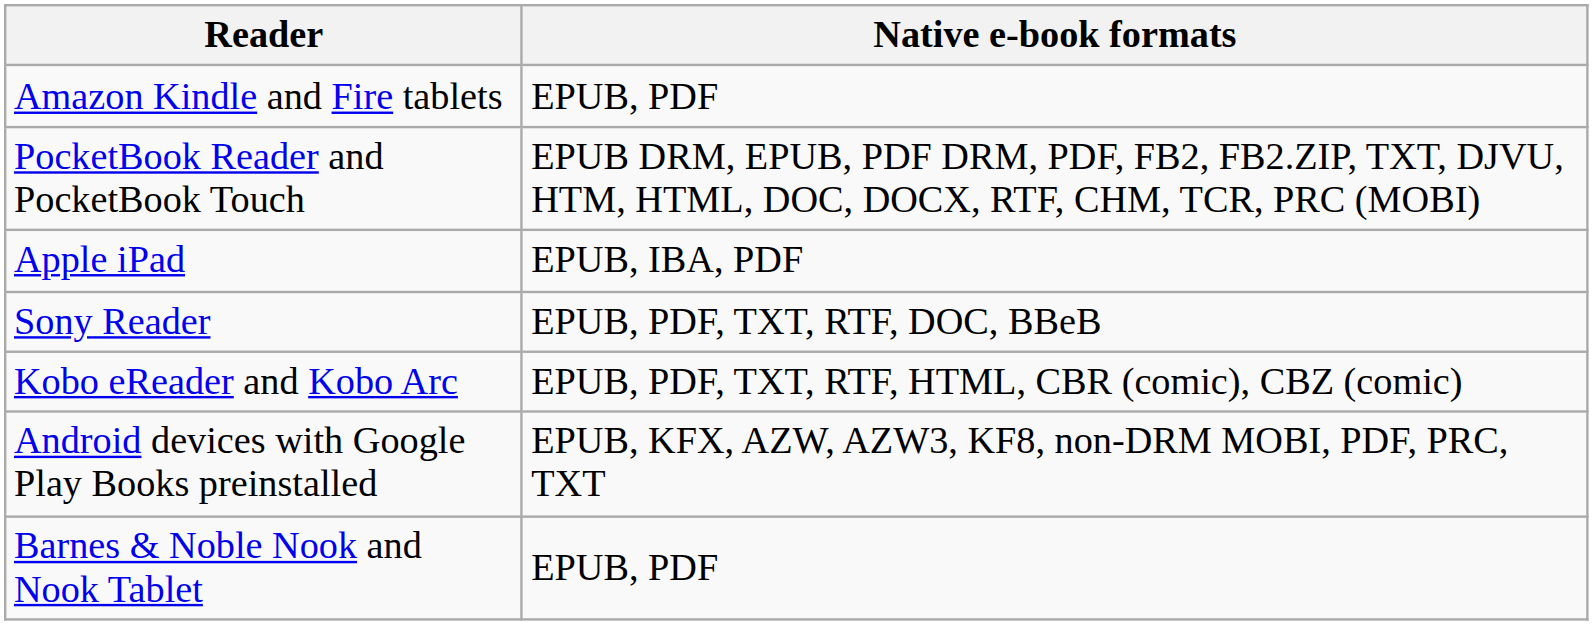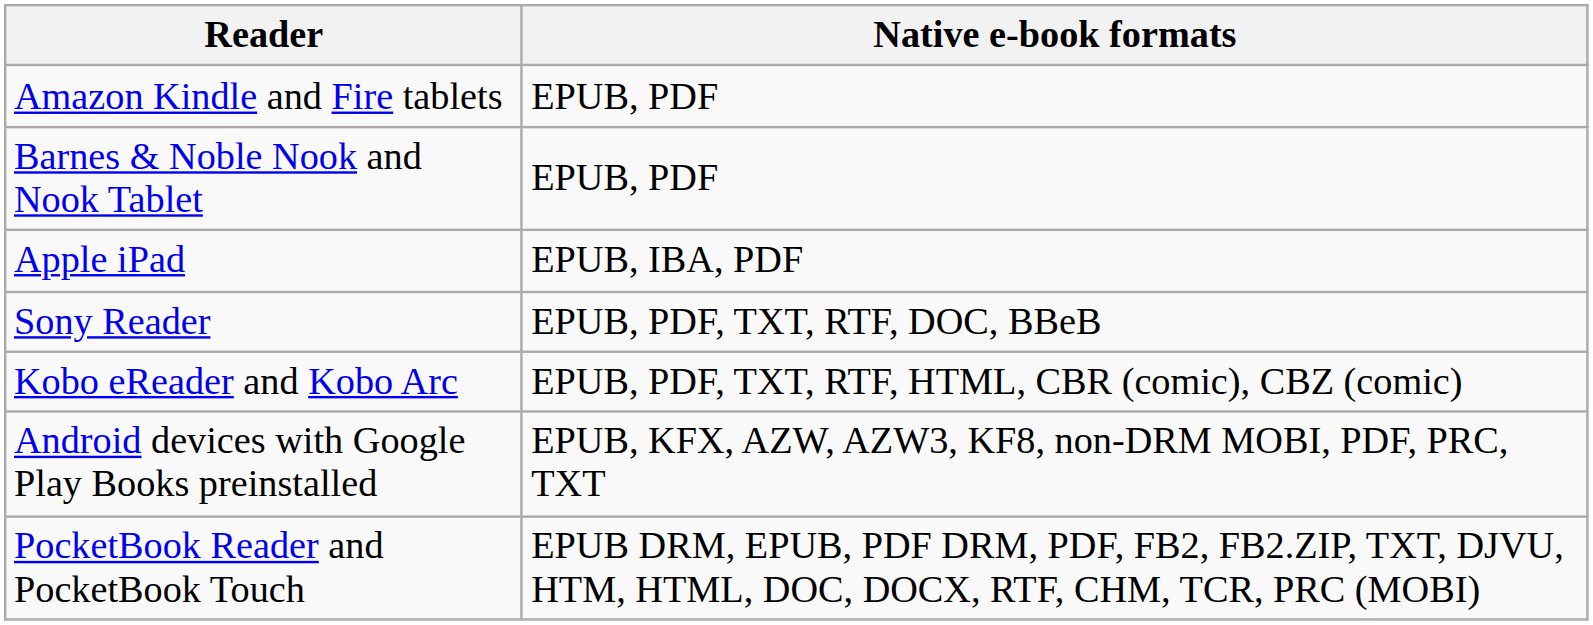rows swapped: (218, 566) <-> (199, 177)
